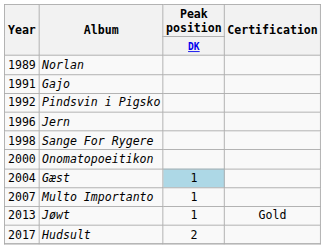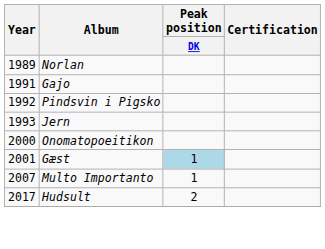(22, 122) 1996 -> (22, 122) 1993
- row: (98, 140)
(22, 178) 2004 -> (22, 159) 2001
- row: (56, 216)
